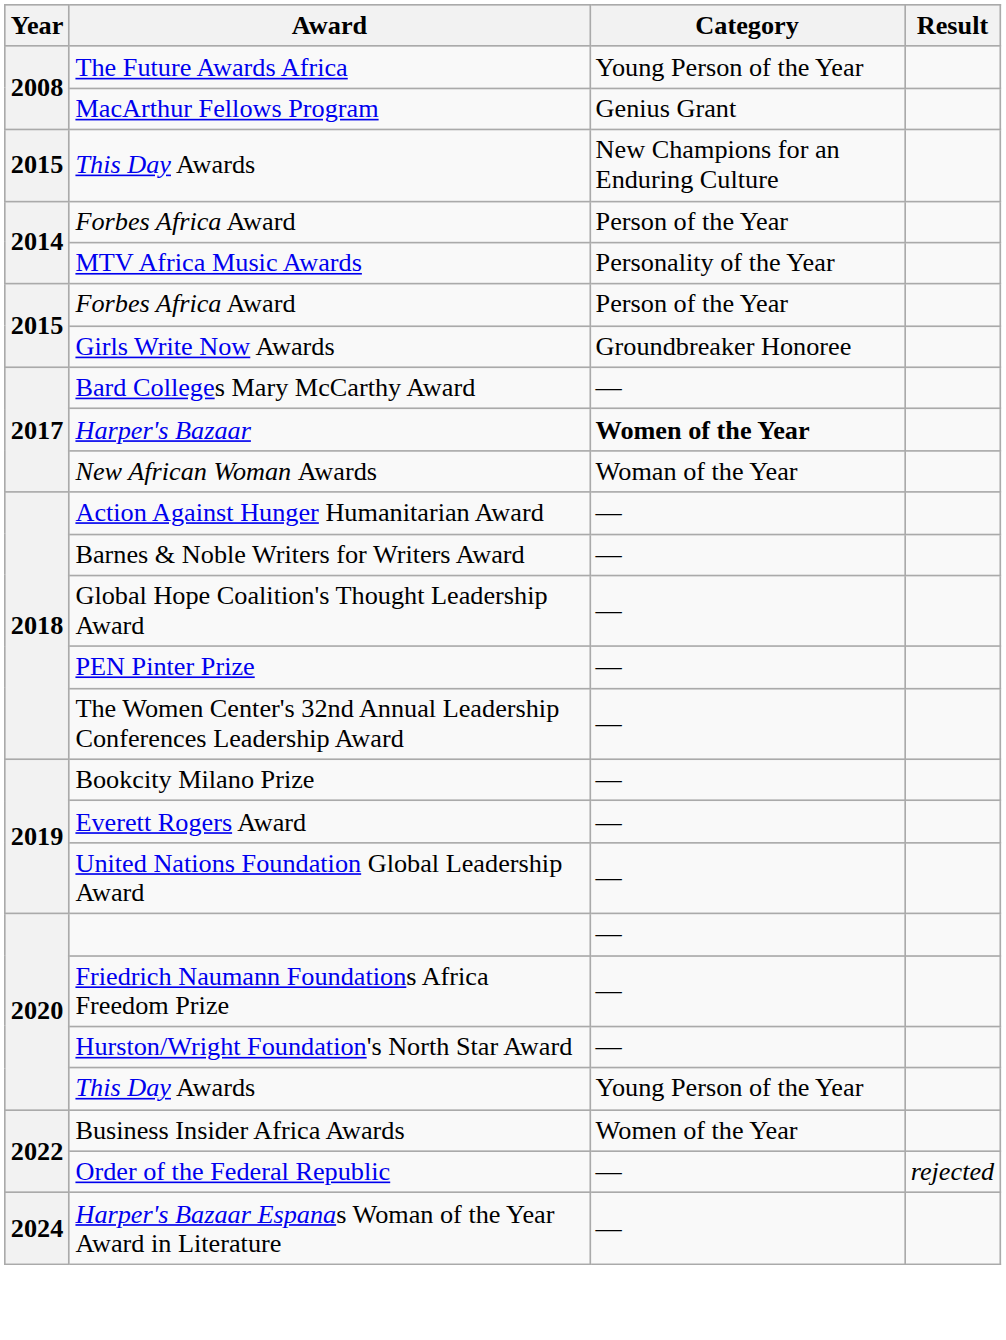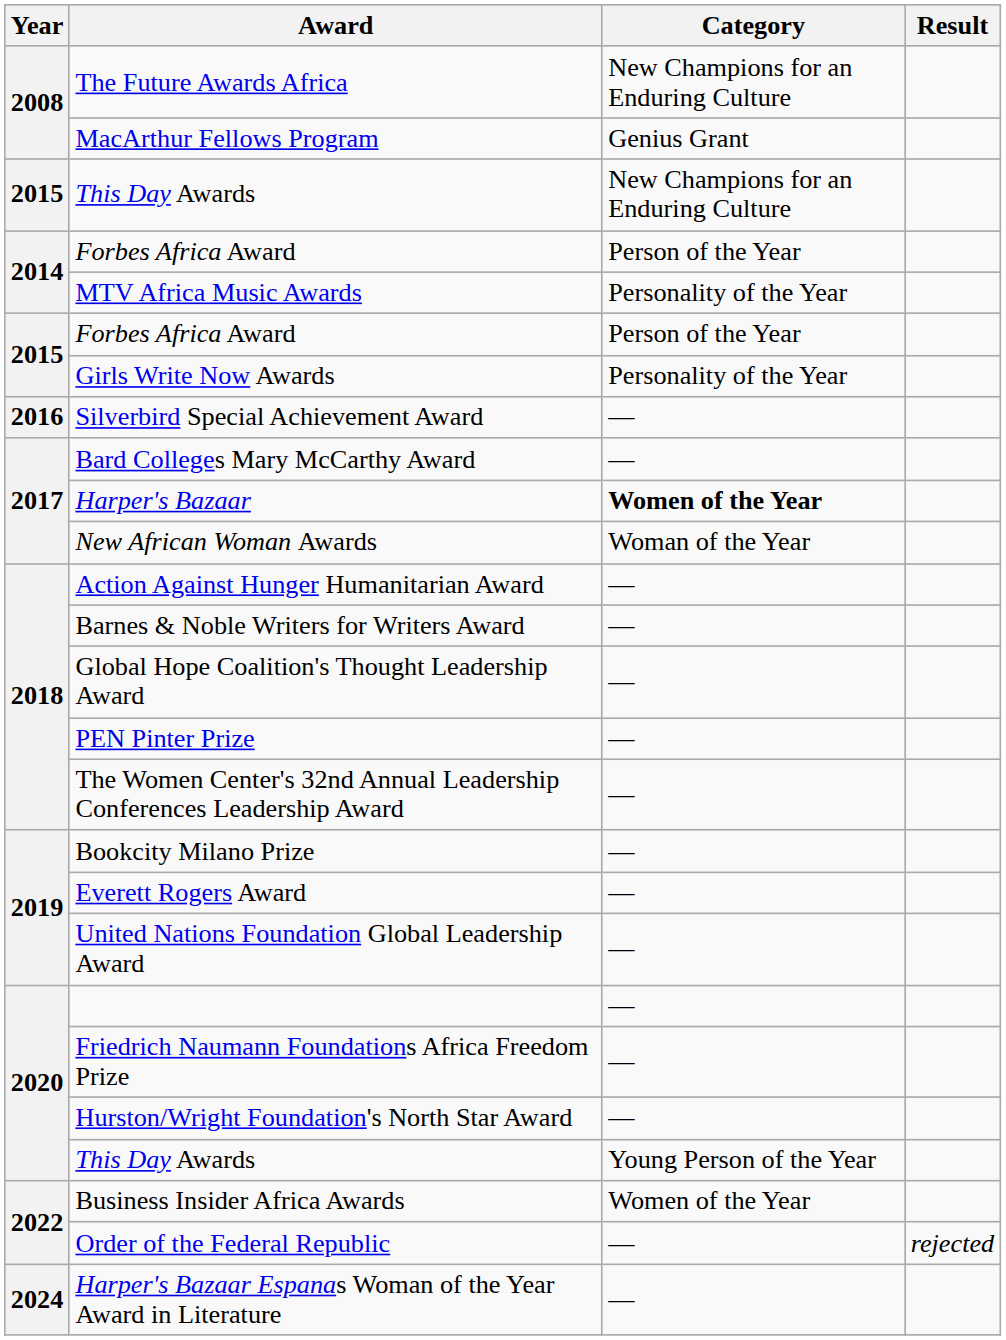(729, 66) Young Person of the Year -> (730, 81) New Champions for an Enduring Culture
(723, 346) Groundbreaker Honoree -> (728, 375) Personality of the Year
+ row: (37, 417)
